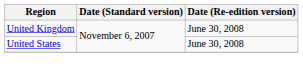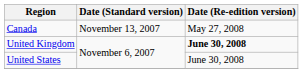+ row: (22, 28)
(216, 28) normal -> (217, 44) bold
